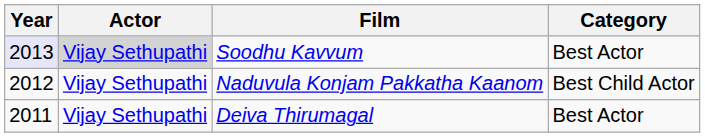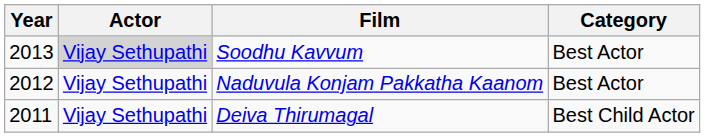(31, 52) lavender background -> (31, 52) no background
(624, 83) Best Child Actor -> (598, 83) Best Actor
(598, 115) Best Actor -> (624, 115) Best Child Actor
